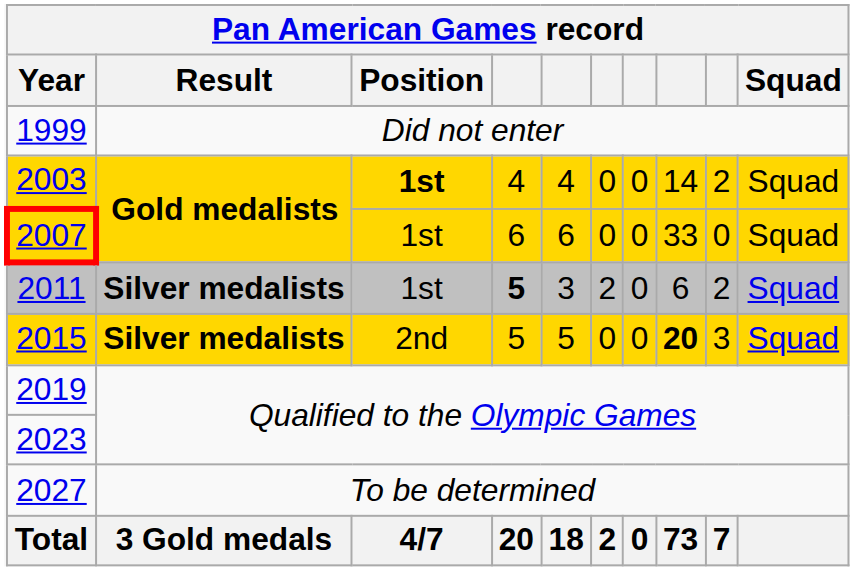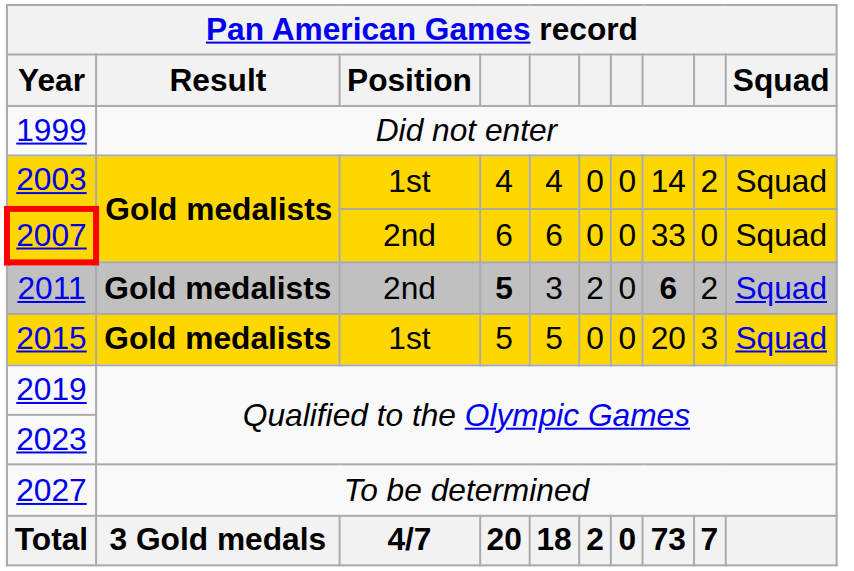(422, 181) bold -> (409, 181) normal
(422, 234) 1st -> (409, 234) 2nd
(224, 287) Silver medalists -> (218, 287) Gold medalists
(422, 287) 1st -> (409, 287) 2nd
(680, 287) normal -> (668, 287) bold
(224, 338) Silver medalists -> (218, 338) Gold medalists
(422, 338) 2nd -> (409, 338) 1st
(680, 338) bold -> (668, 338) normal
